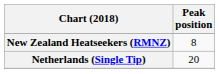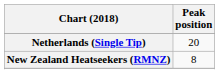rows swapped: (89, 59) <-> (89, 42)
